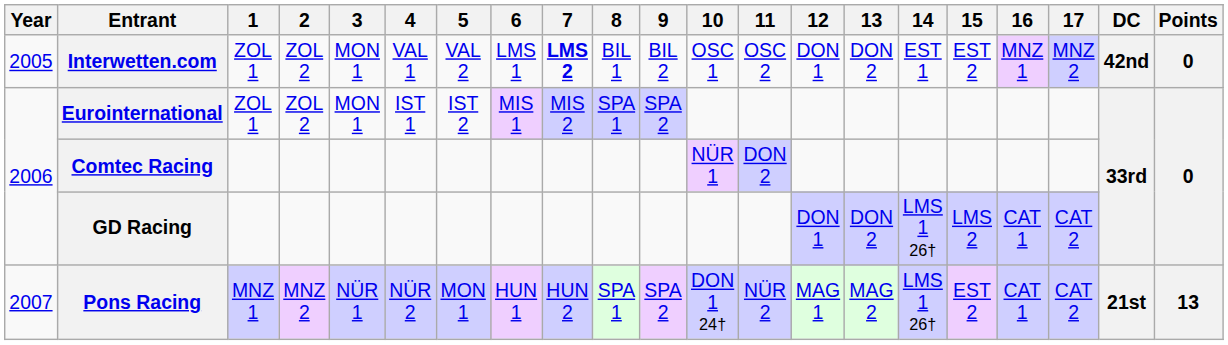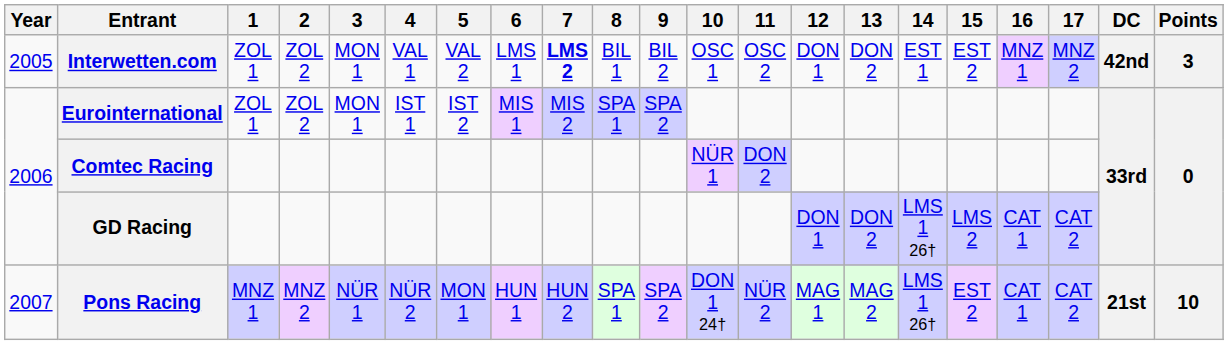(1188, 61) 0 -> (1188, 61) 3
(1188, 302) 13 -> (1188, 302) 10
